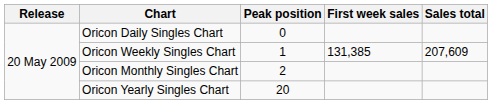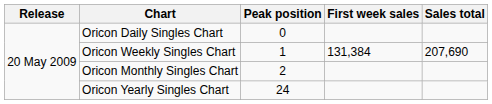(349, 52) 131,385 -> (349, 52) 131,384
(446, 52) 207,609 -> (446, 52) 207,690
(283, 90) 20 -> (283, 90) 24
